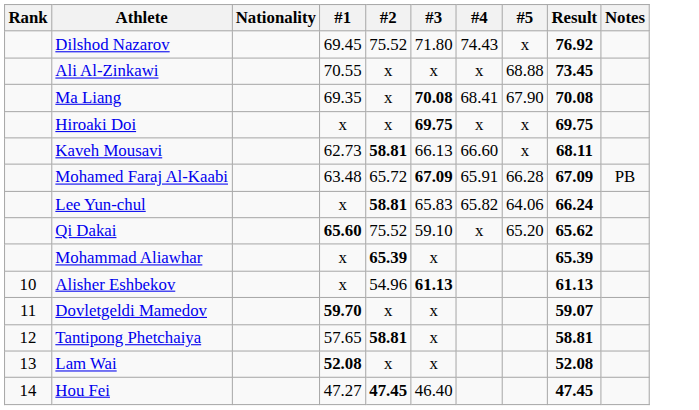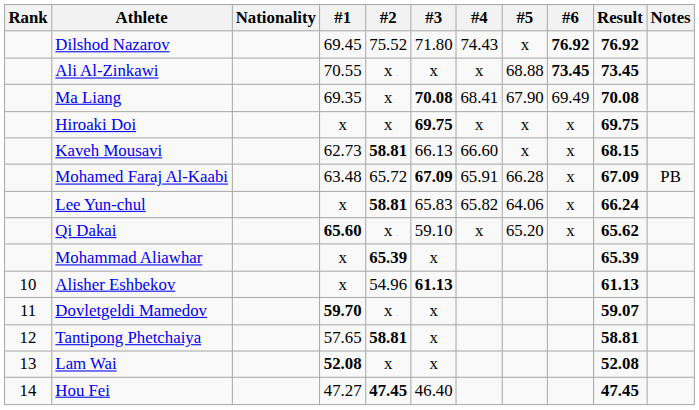+ column: (570, 17)
(574, 151) 68.11 -> (620, 151) 68.15
(388, 230) 75.52 -> (388, 230) x
